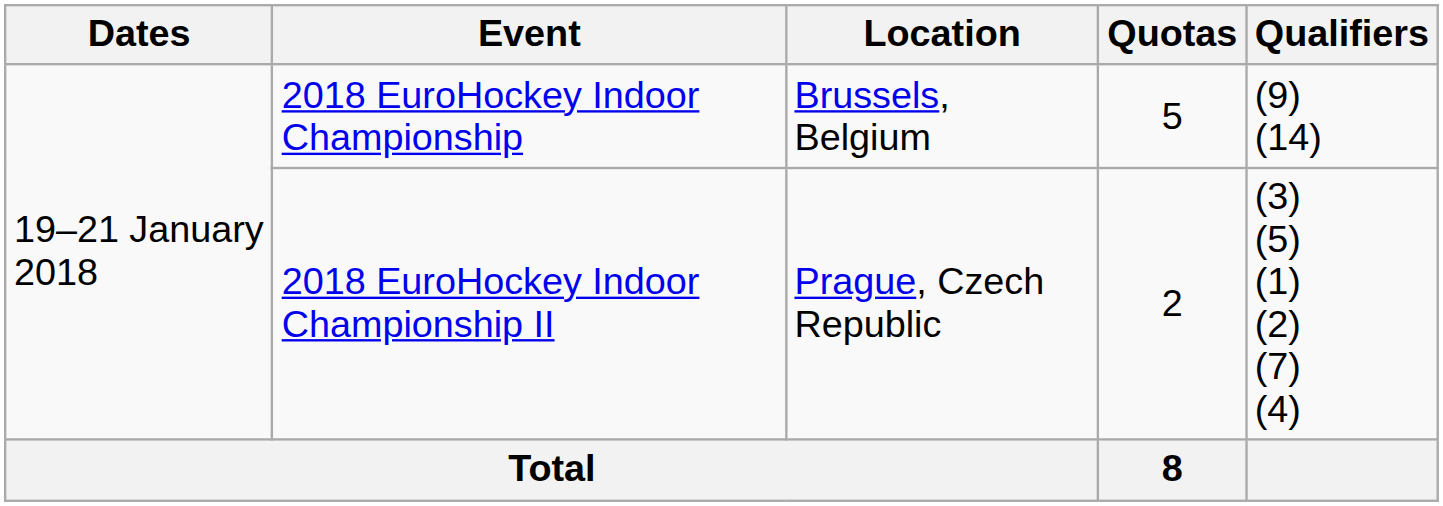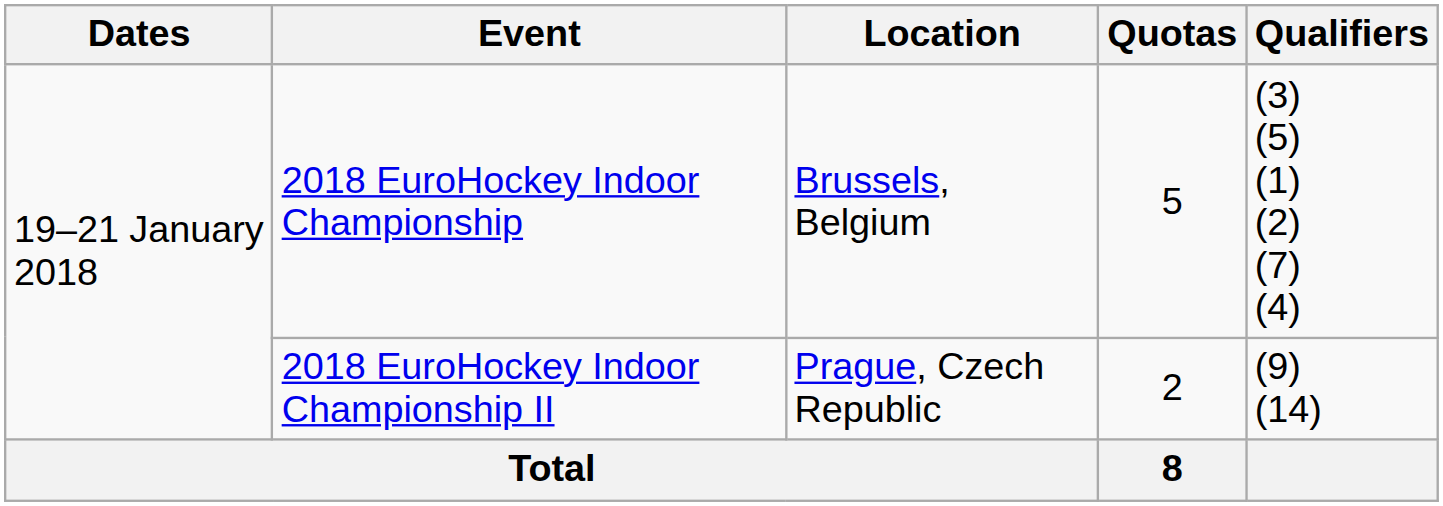(1288, 115) (9) (14) -> (1278, 200) (3) (5) (1) (2) (7) (4)
(1278, 302) (3) (5) (1) (2) (7) (4) -> (1288, 387) (9) (14)
